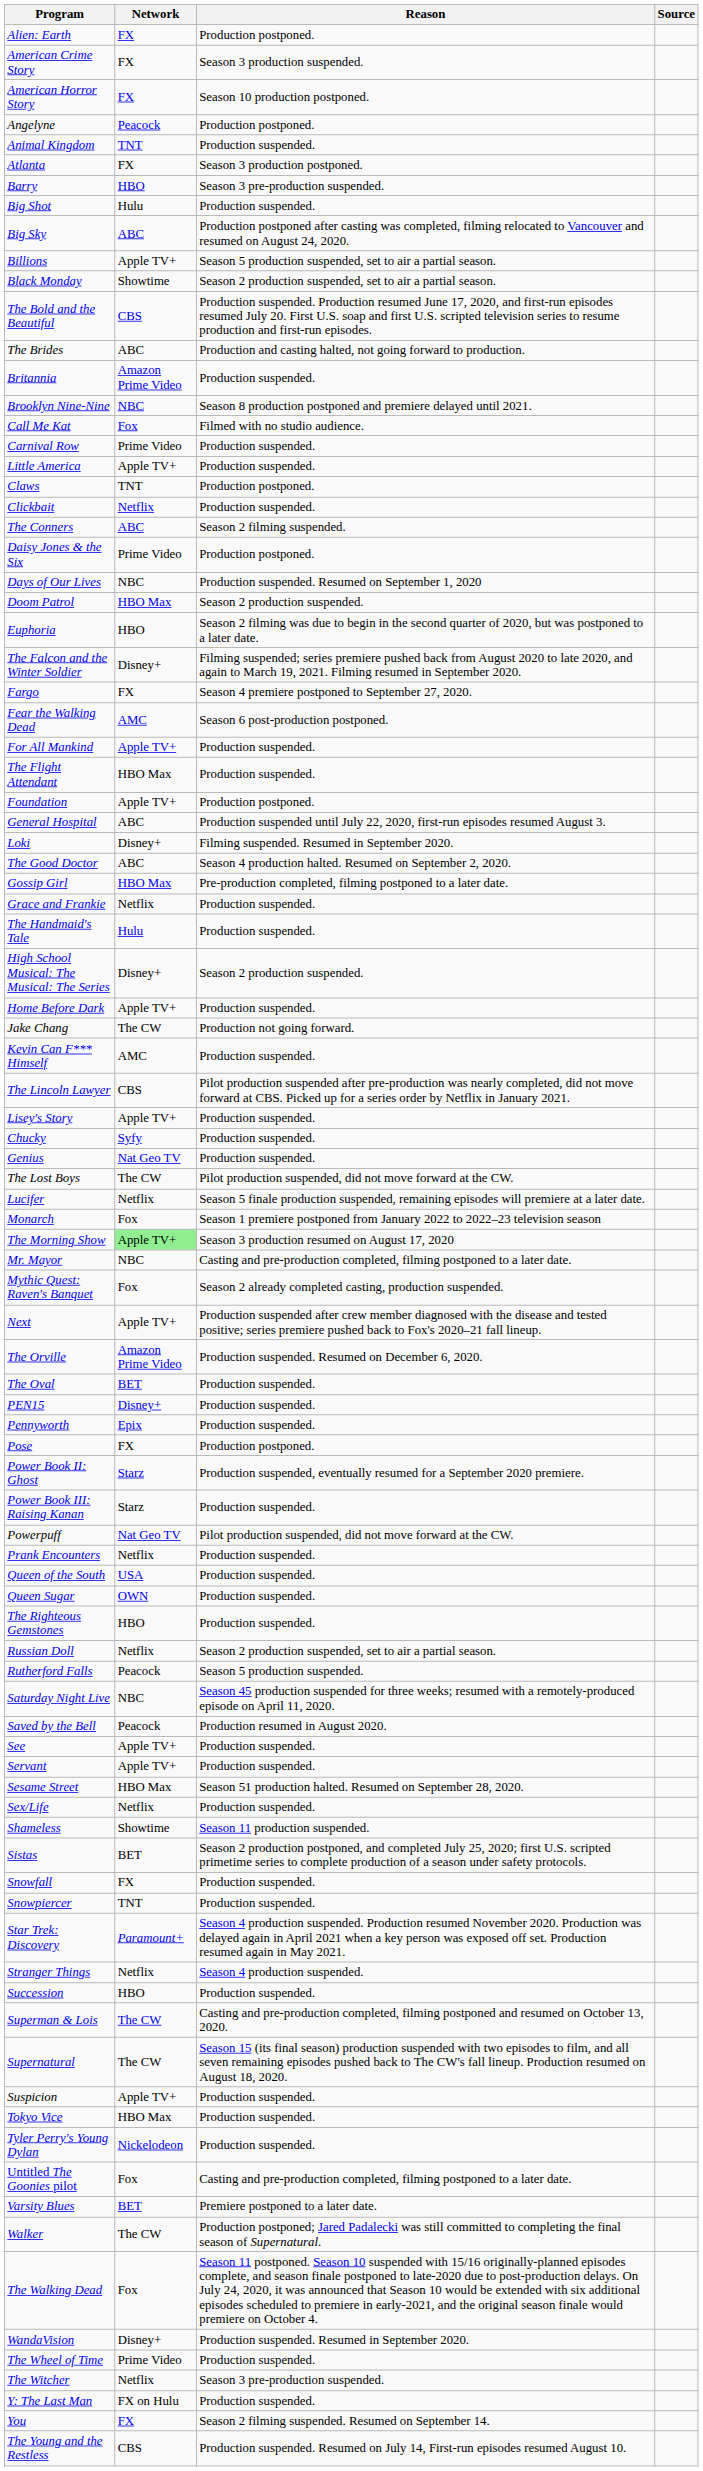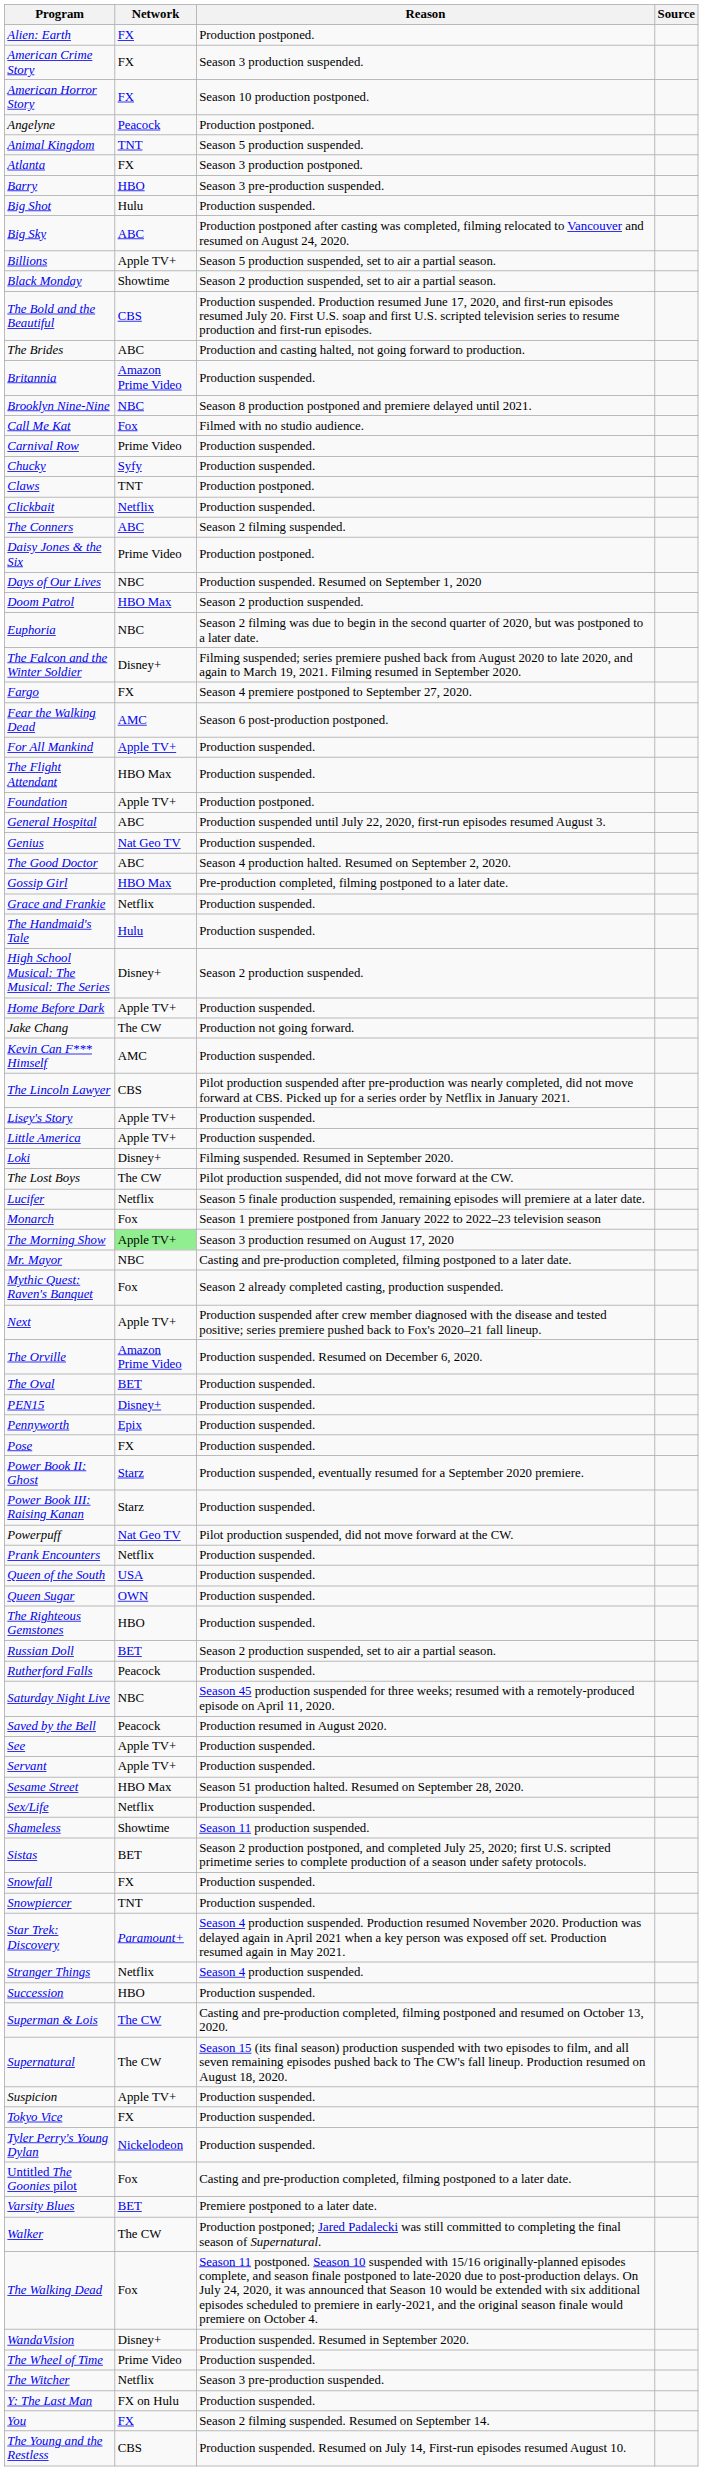(257, 144) Production suspended. -> (281, 144) Season 5 production suspended.
rows swapped: (27, 1138) <-> (44, 466)
(131, 630) HBO -> (131, 630) NBC
rows swapped: (25, 1158) <-> (19, 842)
(257, 1445) Production postponed. -> (257, 1445) Production suspended.
(136, 1650) Netflix -> (130, 1650) BET
(281, 1671) Season 5 production suspended. -> (257, 1671) Production suspended.
(144, 2117) HBO Max -> (126, 2117) FX
